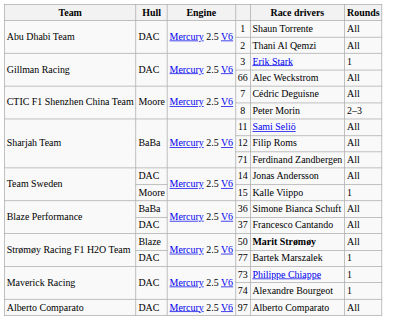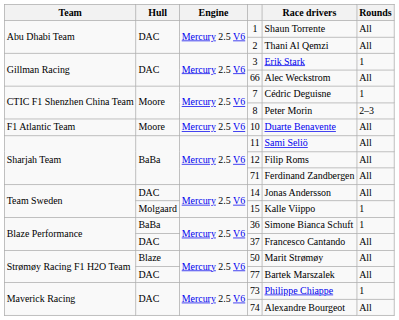(353, 94) All -> (362, 94) 1
+ row: (255, 126)
(152, 192) Moore -> (158, 208) Molgaard
(353, 208) All -> (362, 225) 1
(284, 241) bold -> (294, 257) normal
(350, 257) 1 -> (365, 274) All
(350, 290) 1 -> (365, 307) All
- row: (243, 307)
